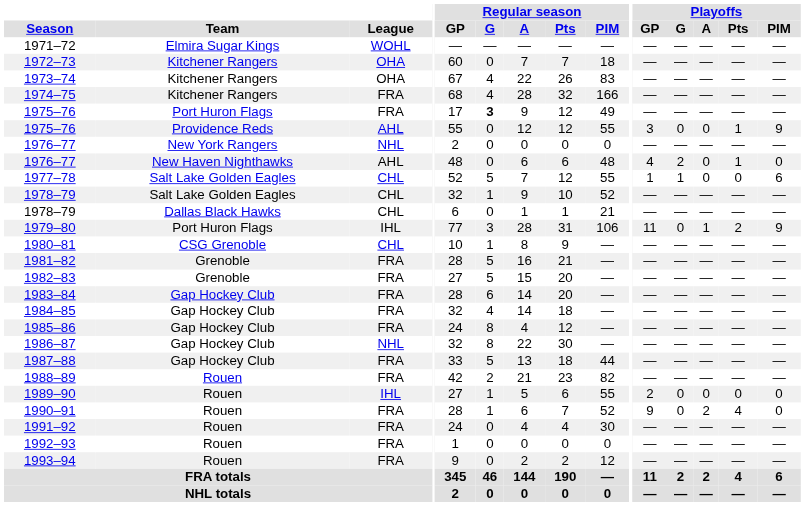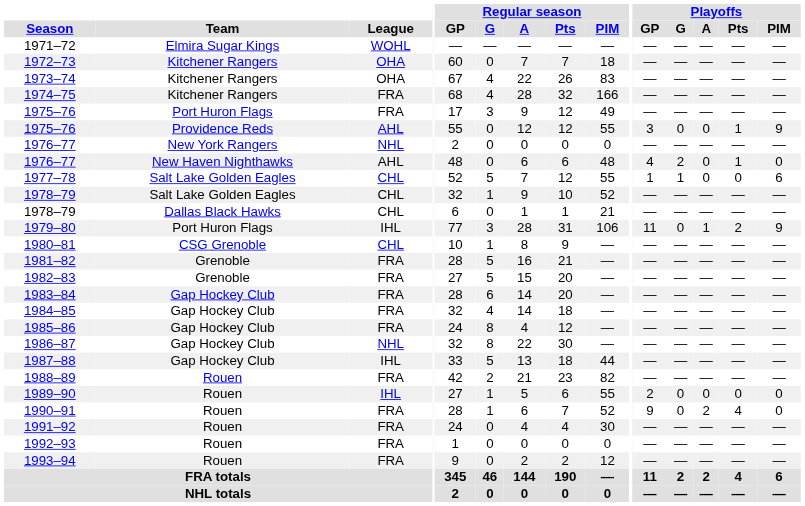(490, 111) bold -> (490, 111) normal
(391, 360) FRA -> (391, 360) IHL
